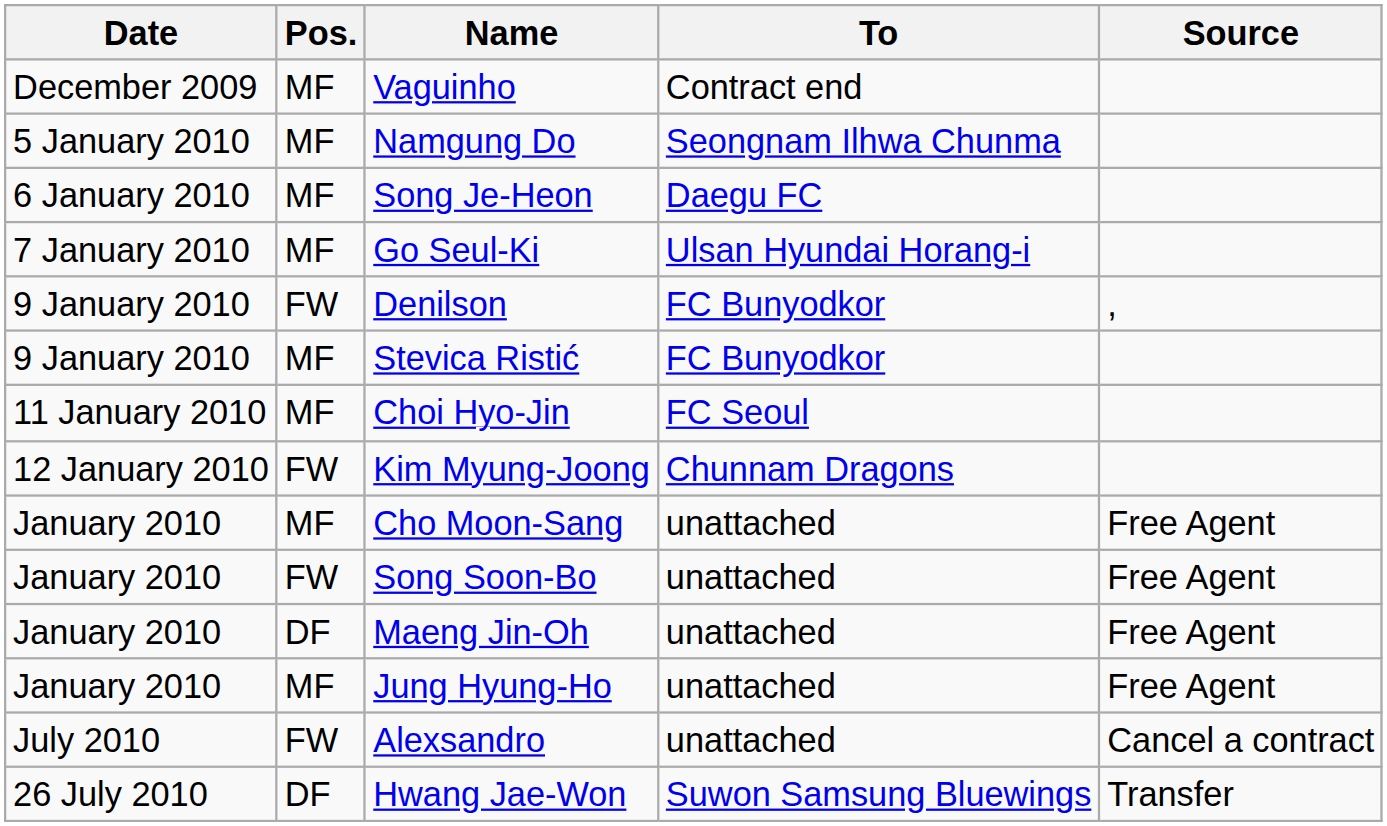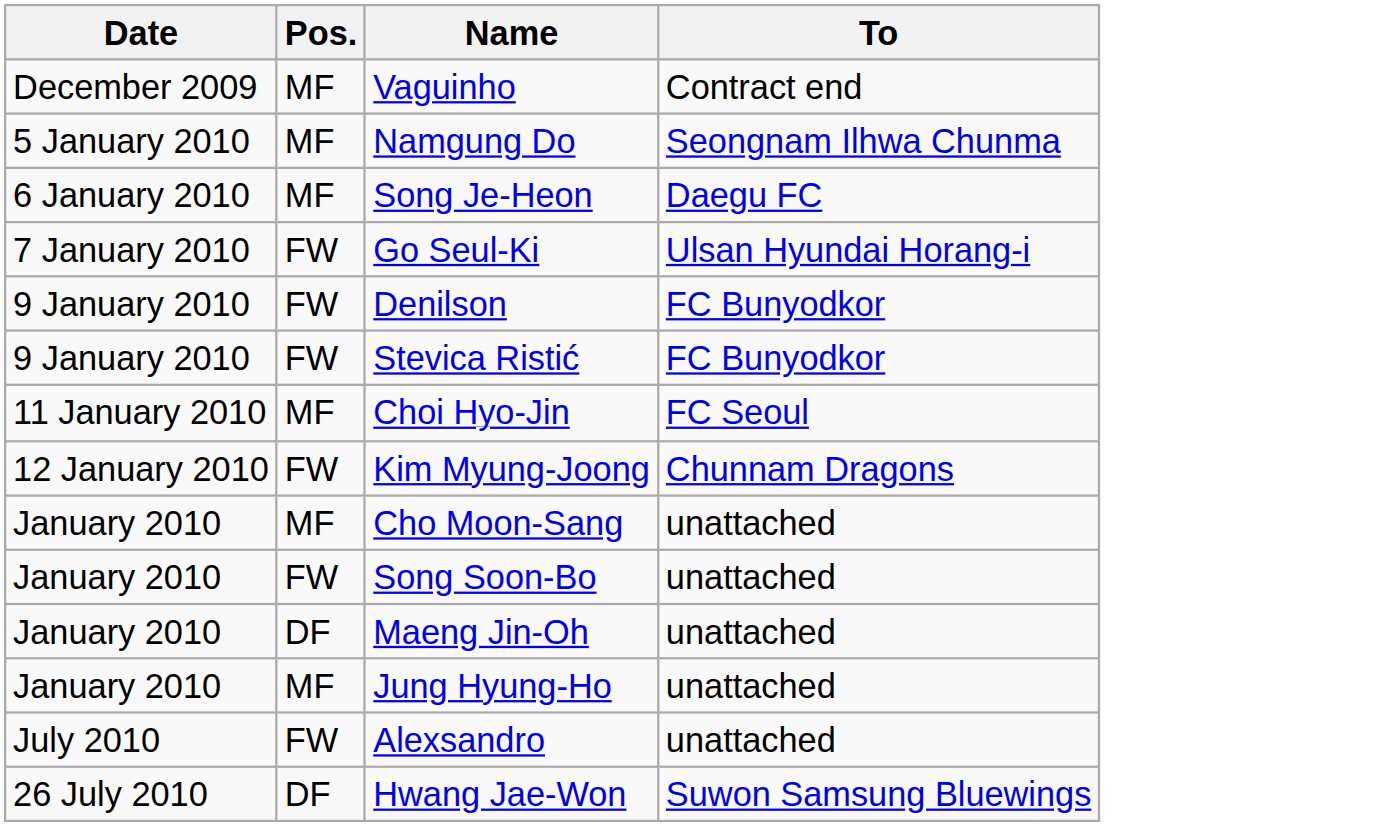- column: (1241, 33)
(310, 250) MF -> (312, 250) FW
(310, 359) MF -> (312, 359) FW
